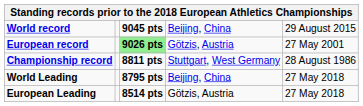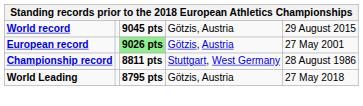(199, 28) Beijing, China -> (201, 28) Götzis, Austria
(199, 77) Beijing, China -> (201, 77) Götzis, Austria
- row: (51, 93)
